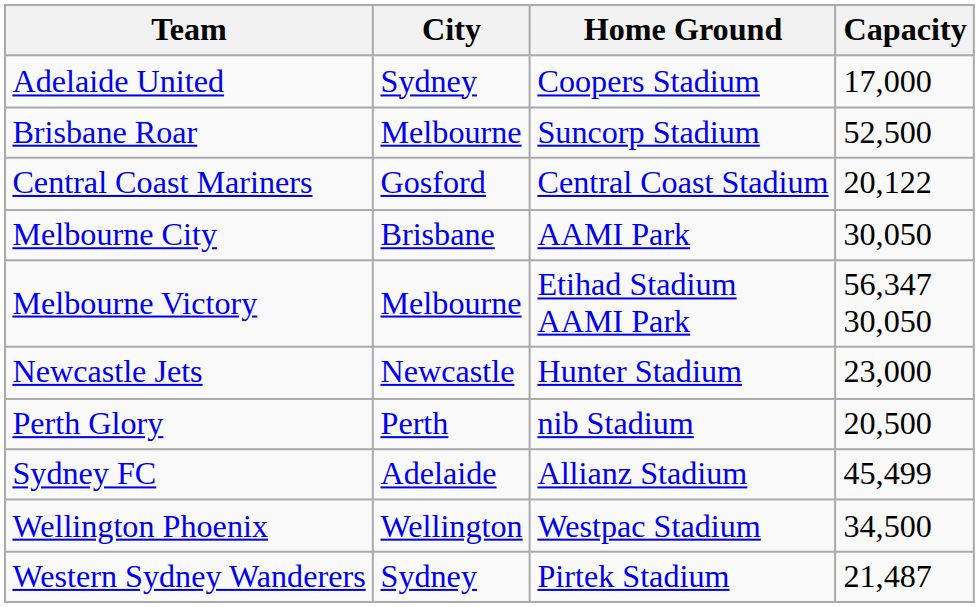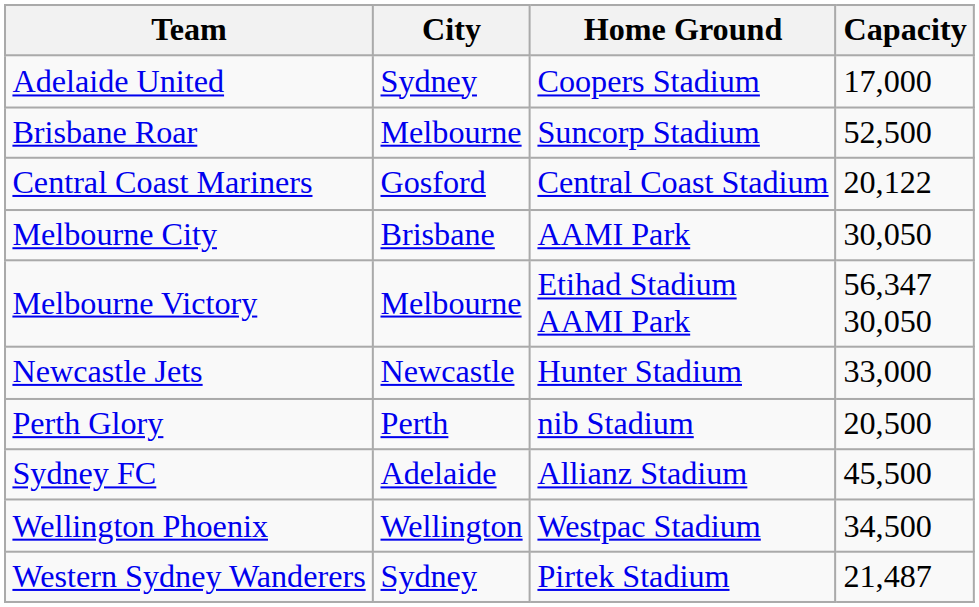(888, 372) 23,000 -> (888, 372) 33,000
(888, 474) 45,499 -> (888, 474) 45,500
